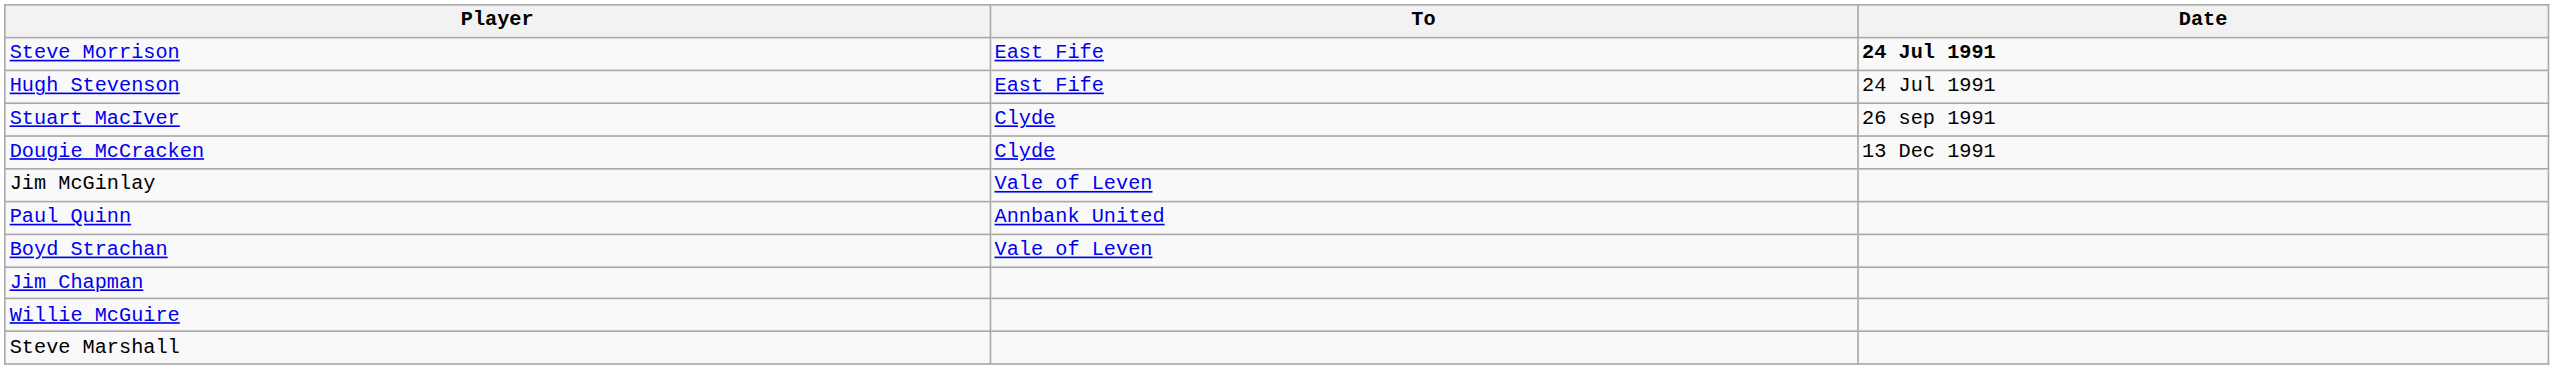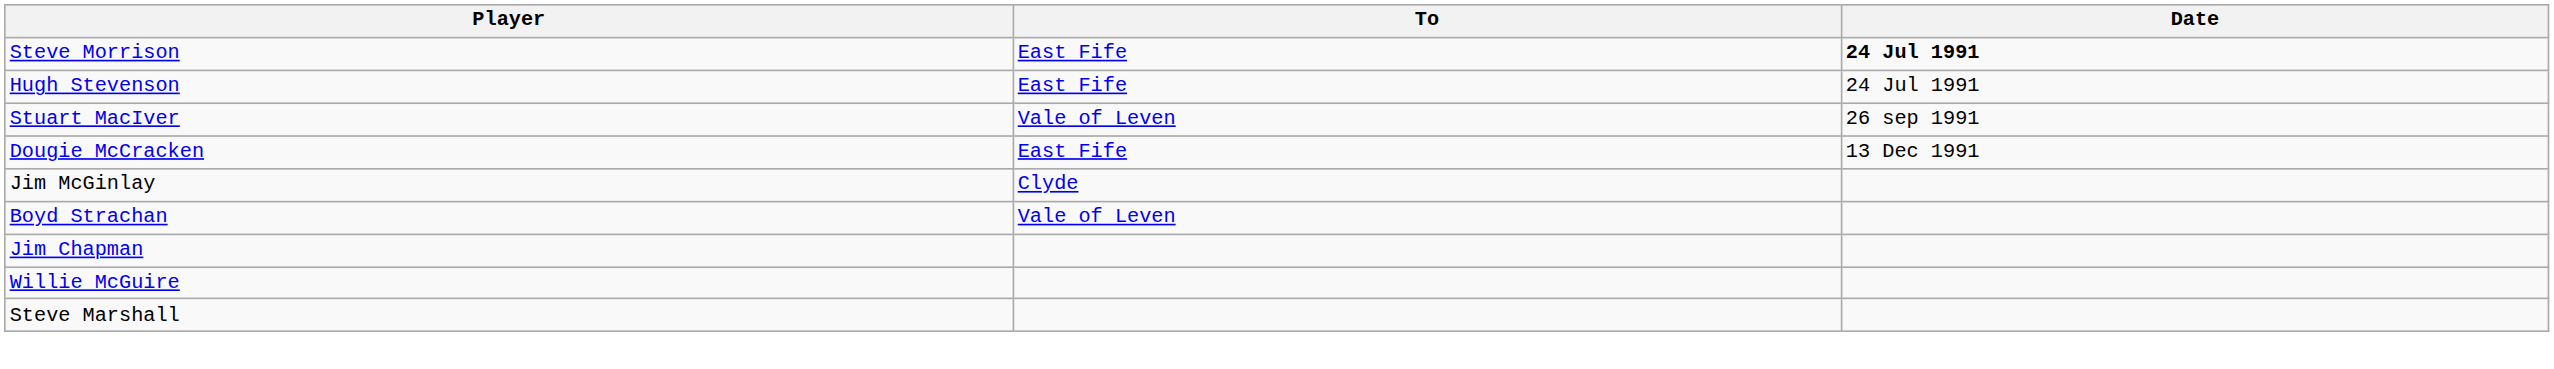(1025, 120) Clyde -> (1097, 120) Vale of Leven
(1025, 152) Clyde -> (1072, 152) East Fife
(1073, 185) Vale of Leven -> (1048, 185) Clyde
- row: (70, 218)
